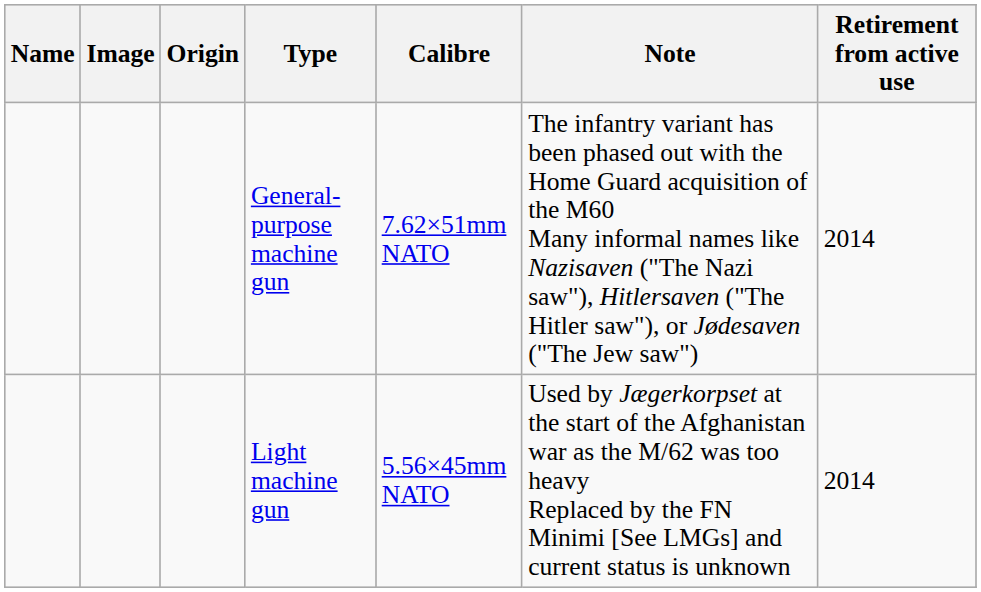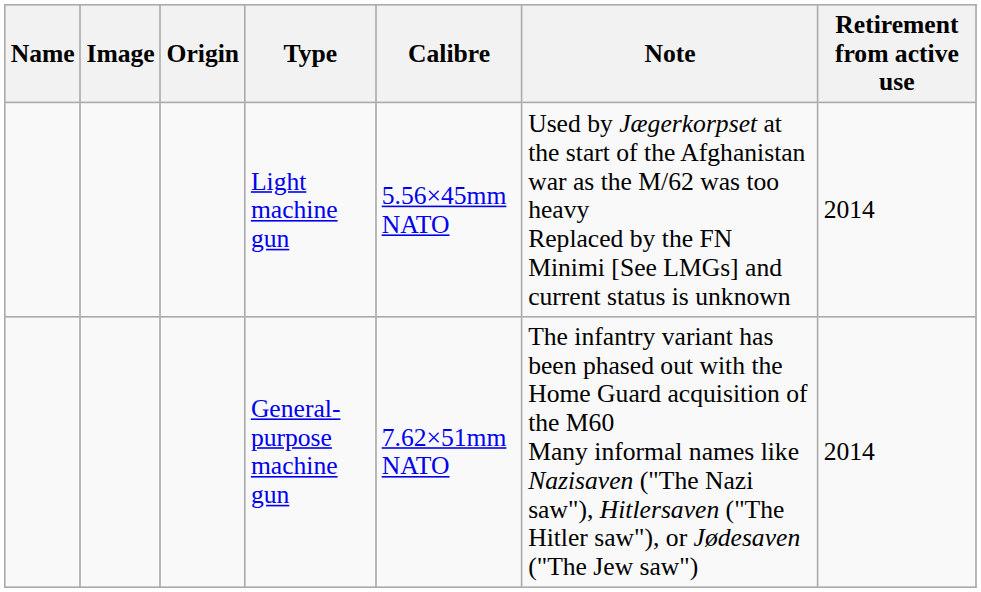rows swapped: (294, 480) <-> (296, 238)
